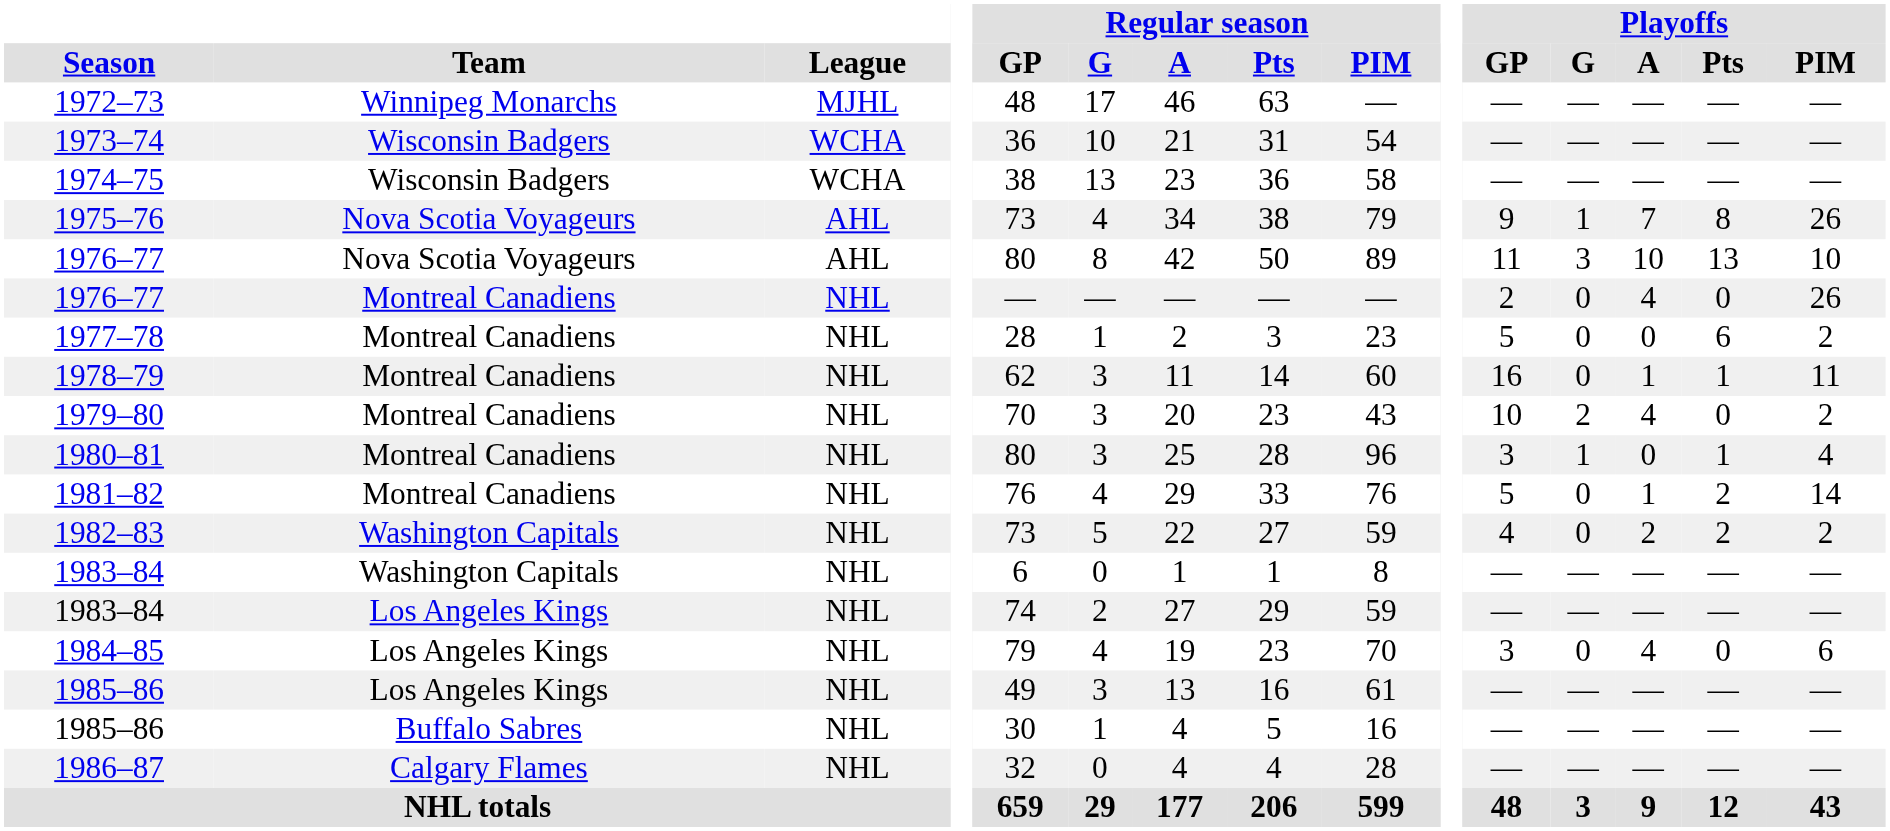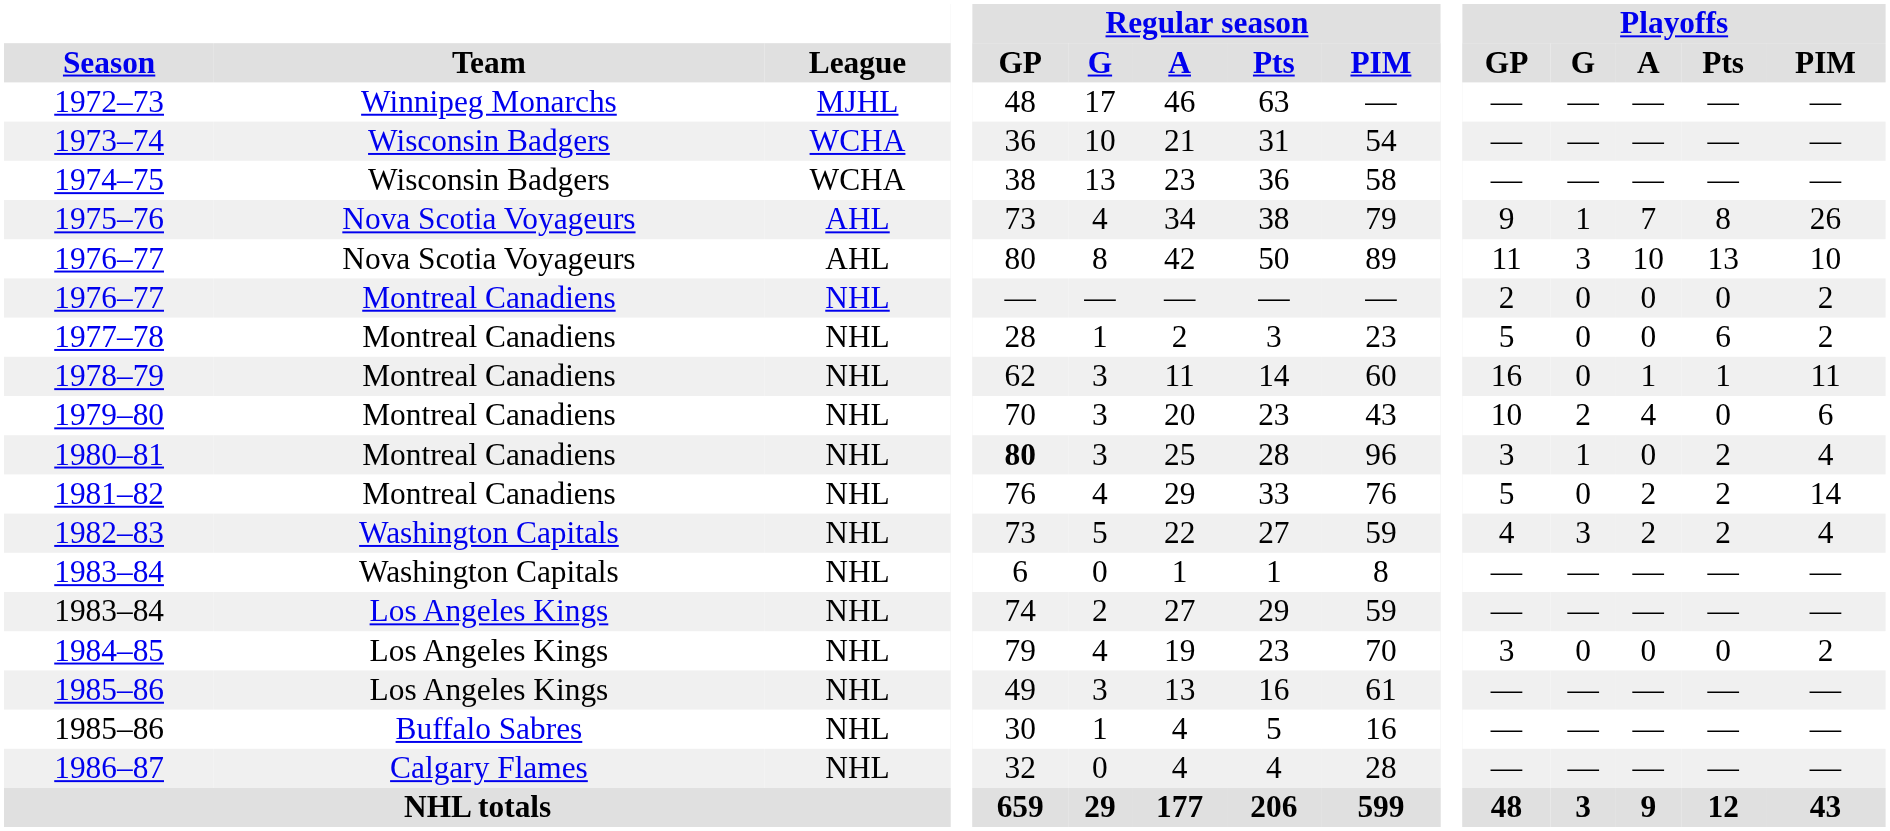(1648, 297) 4 -> (1648, 297) 0
(1826, 297) 26 -> (1826, 297) 2
(1826, 415) 2 -> (1826, 415) 6
(1020, 454) normal -> (1020, 454) bold
(1723, 454) 1 -> (1723, 454) 2
(1648, 493) 1 -> (1648, 493) 2
(1583, 532) 0 -> (1583, 532) 3
(1826, 532) 2 -> (1826, 532) 4
(1648, 650) 4 -> (1648, 650) 0
(1826, 650) 6 -> (1826, 650) 2
